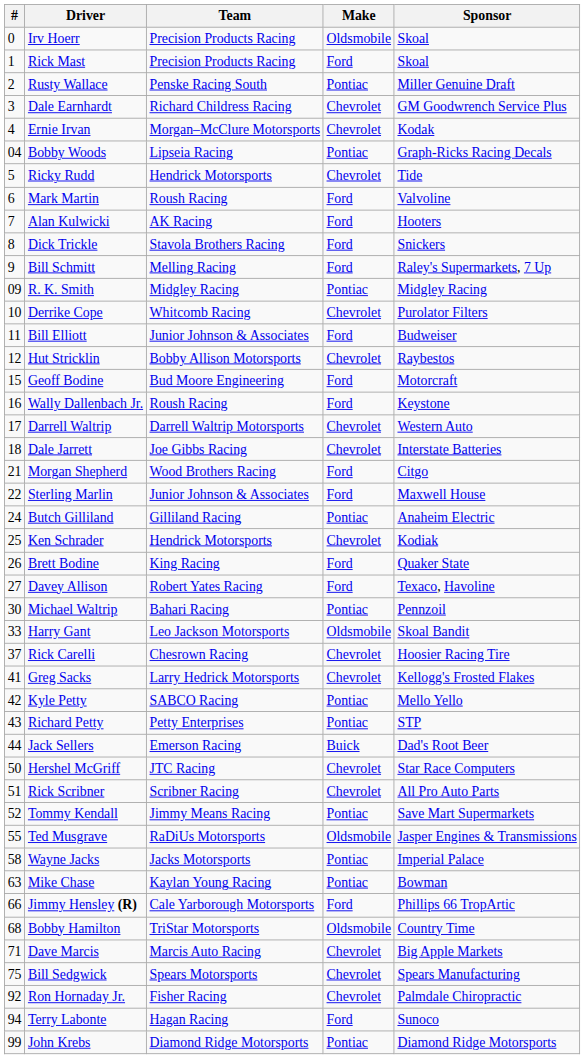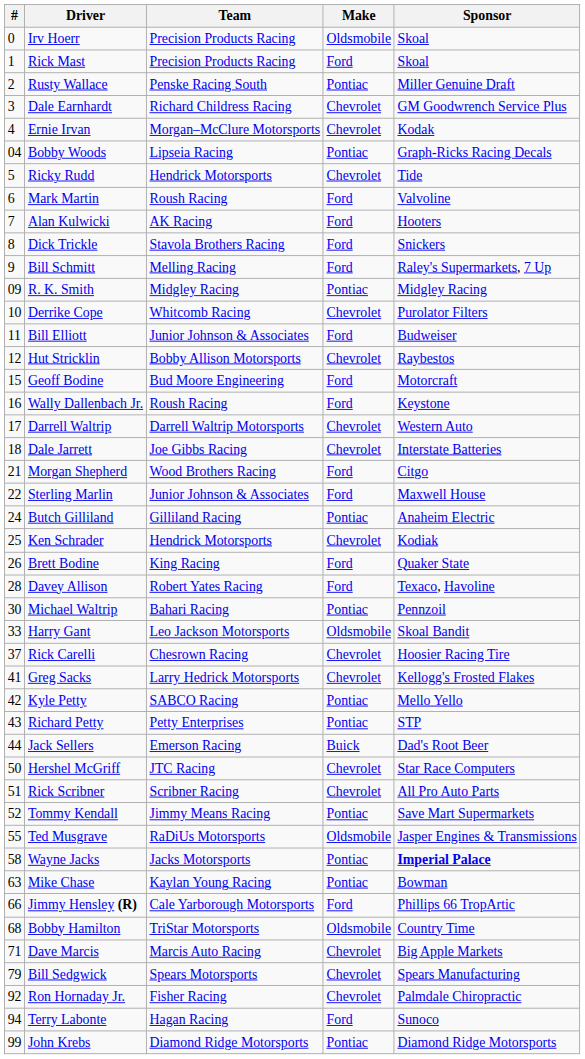(15, 586) 27 -> (15, 586) 28
(441, 859) normal -> (444, 859) bold
(15, 973) 75 -> (15, 973) 79
